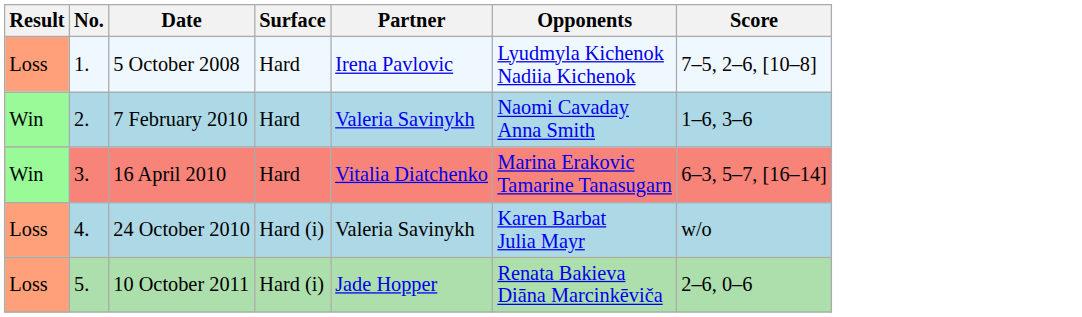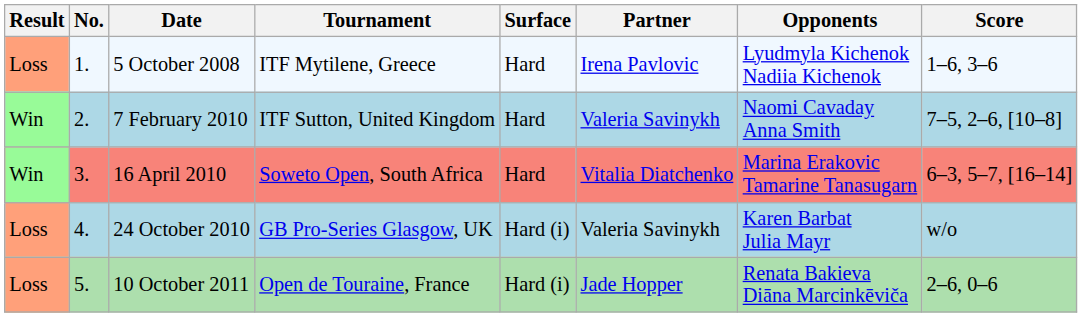+ column: (377, 20)
(749, 64) 7–5, 2–6, [10–8] -> (962, 64) 1–6, 3–6
(717, 119) 1–6, 3–6 -> (994, 119) 7–5, 2–6, [10–8]
